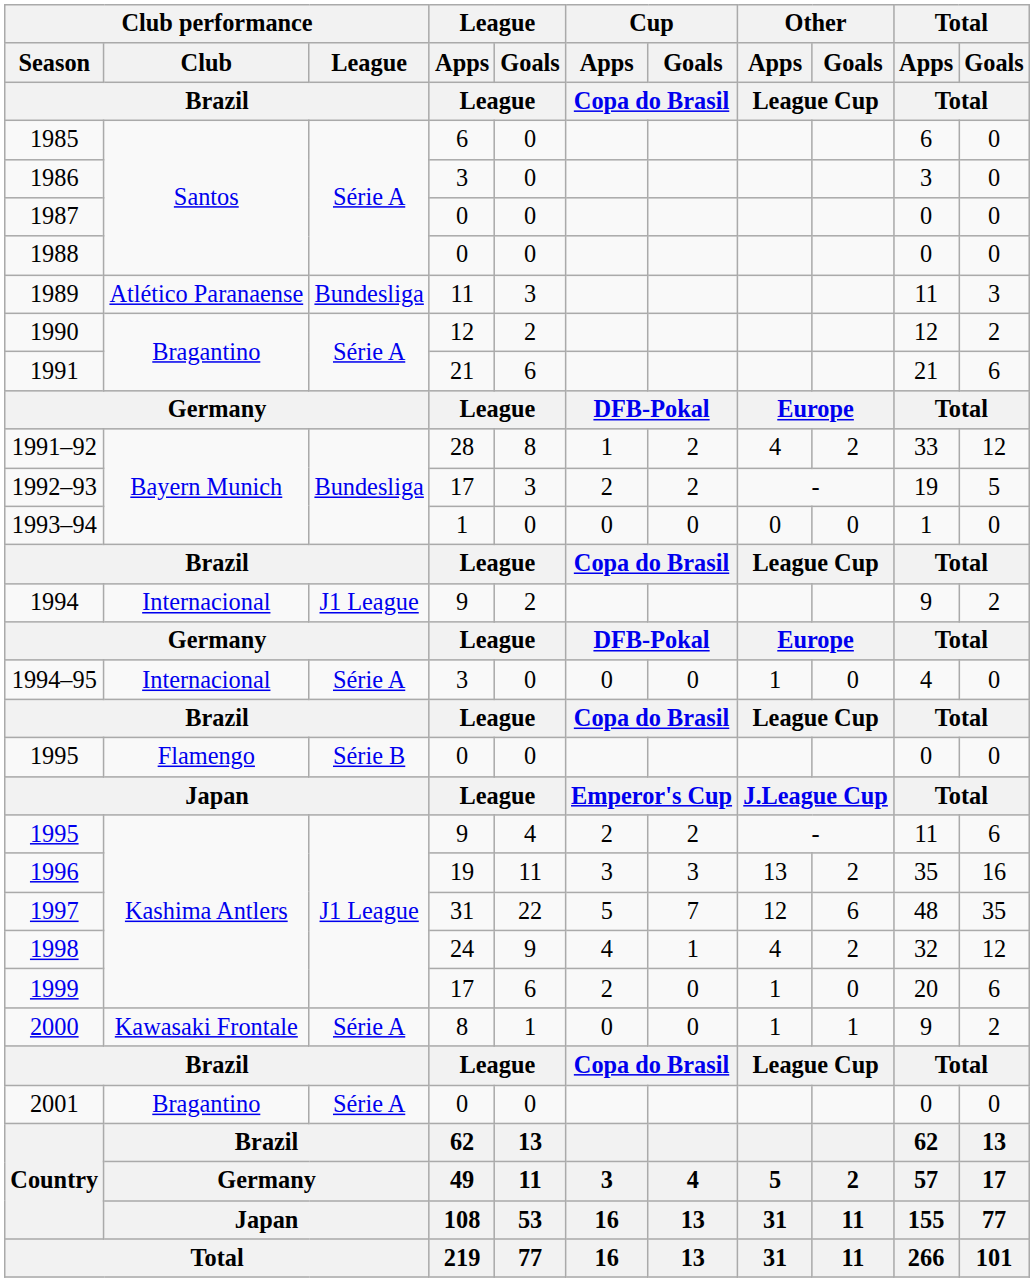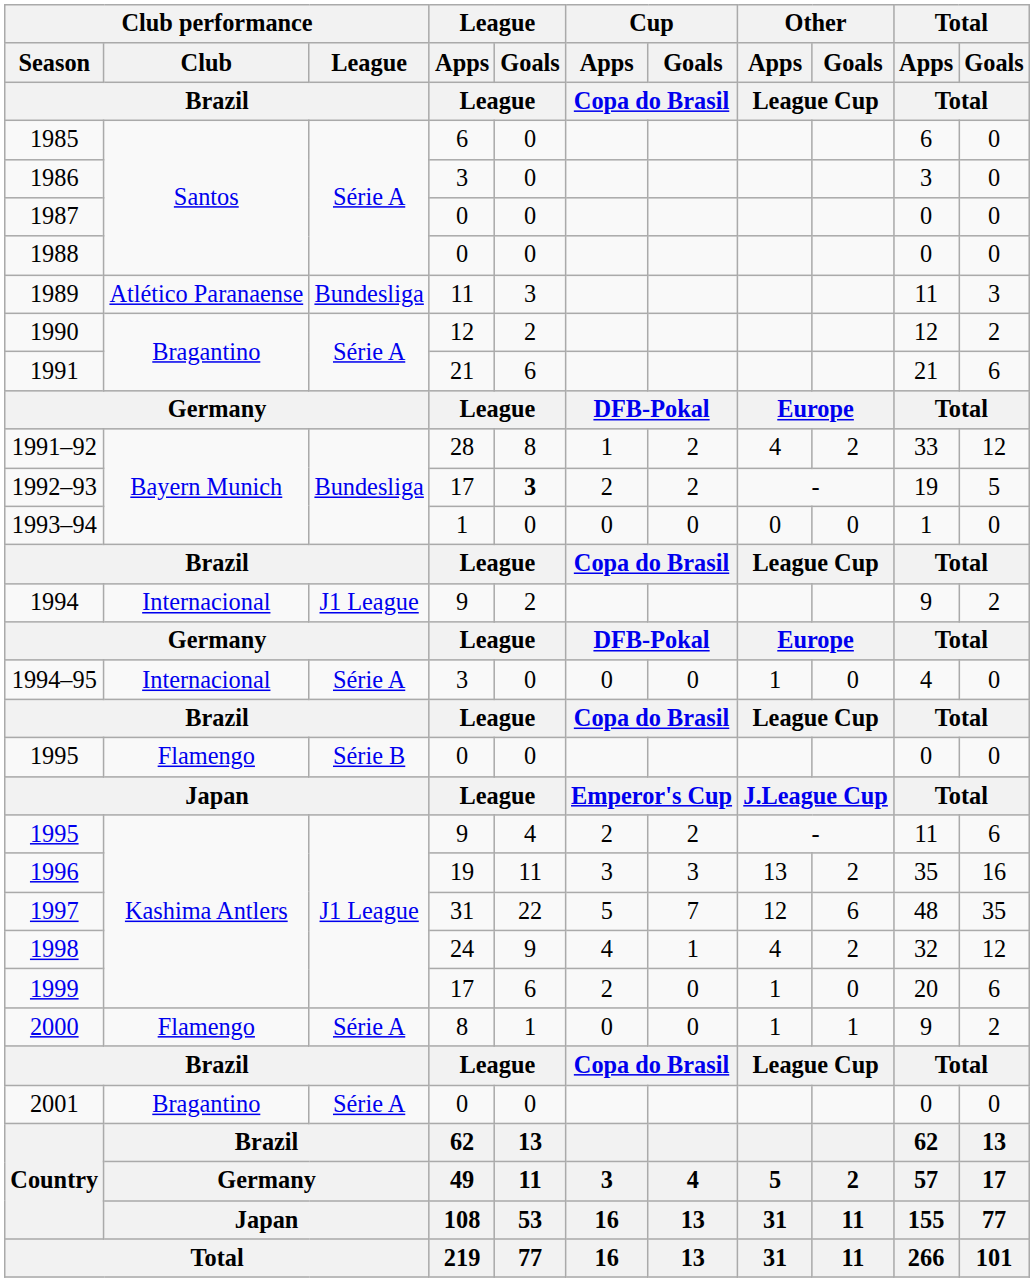(530, 486) normal -> (530, 486) bold
(206, 1026) Kawasaki Frontale -> (206, 1026) Flamengo
